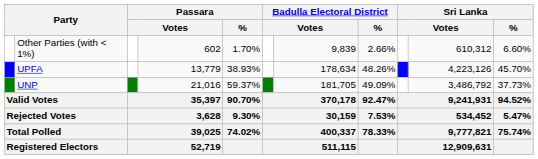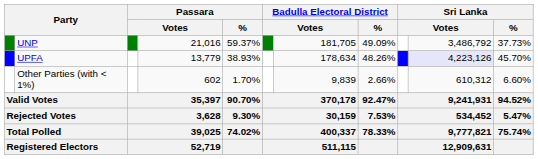rows swapped: (27, 85) <-> (62, 48)
(470, 69) no background -> (470, 58) lavender background
